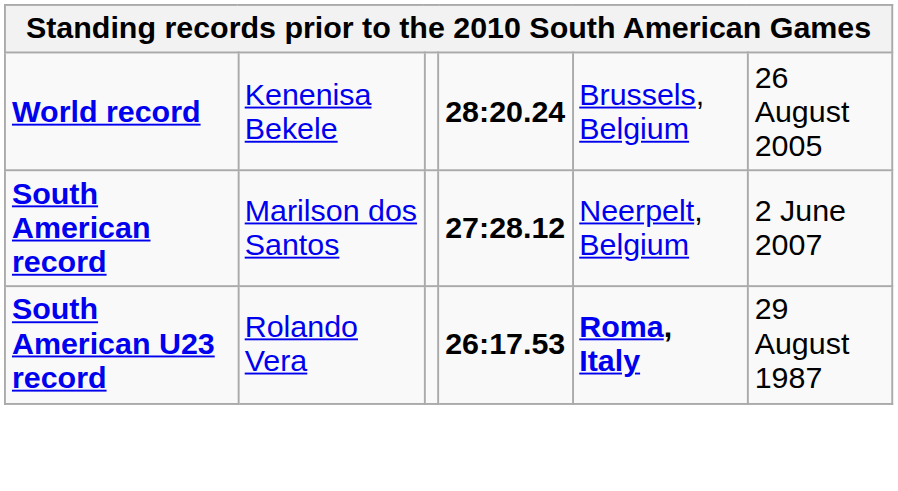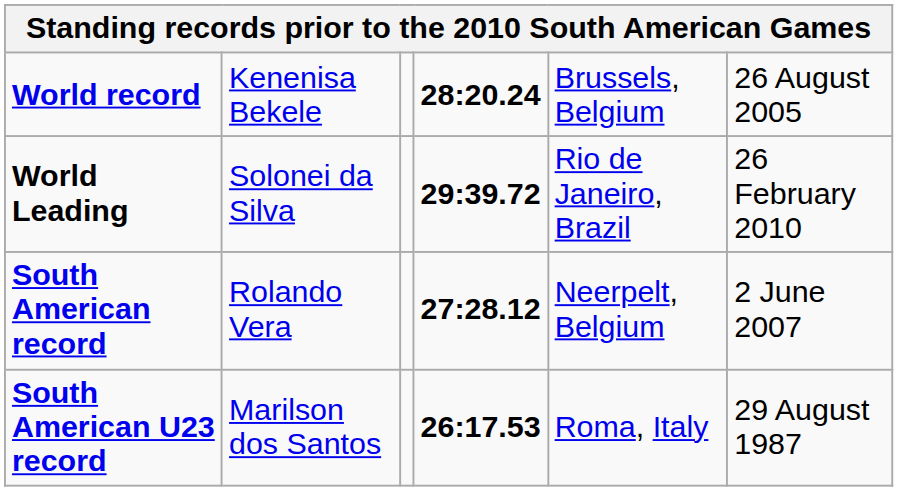+ row: (70, 193)
(331, 227) Marilson dos Santos -> (286, 310) Rolando Vera
(301, 344) Rolando Vera -> (305, 426) Marilson dos Santos
(626, 344) bold -> (632, 426) normal
